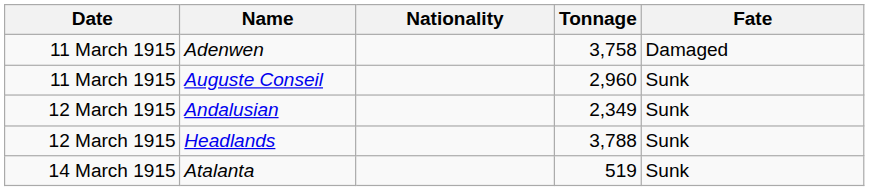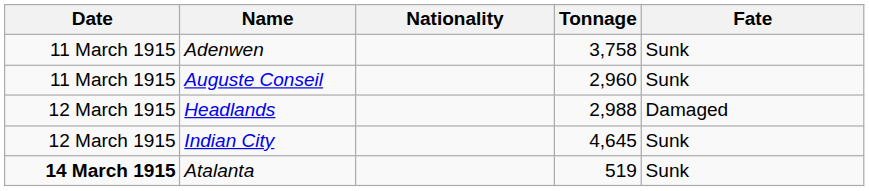(687, 49) Damaged -> (667, 49) Sunk
- row: (231, 110)
(613, 140) 3,788 -> (613, 110) 2,988
(667, 140) Sunk -> (687, 110) Damaged
+ row: (229, 140)
(112, 170) normal -> (110, 170) bold
